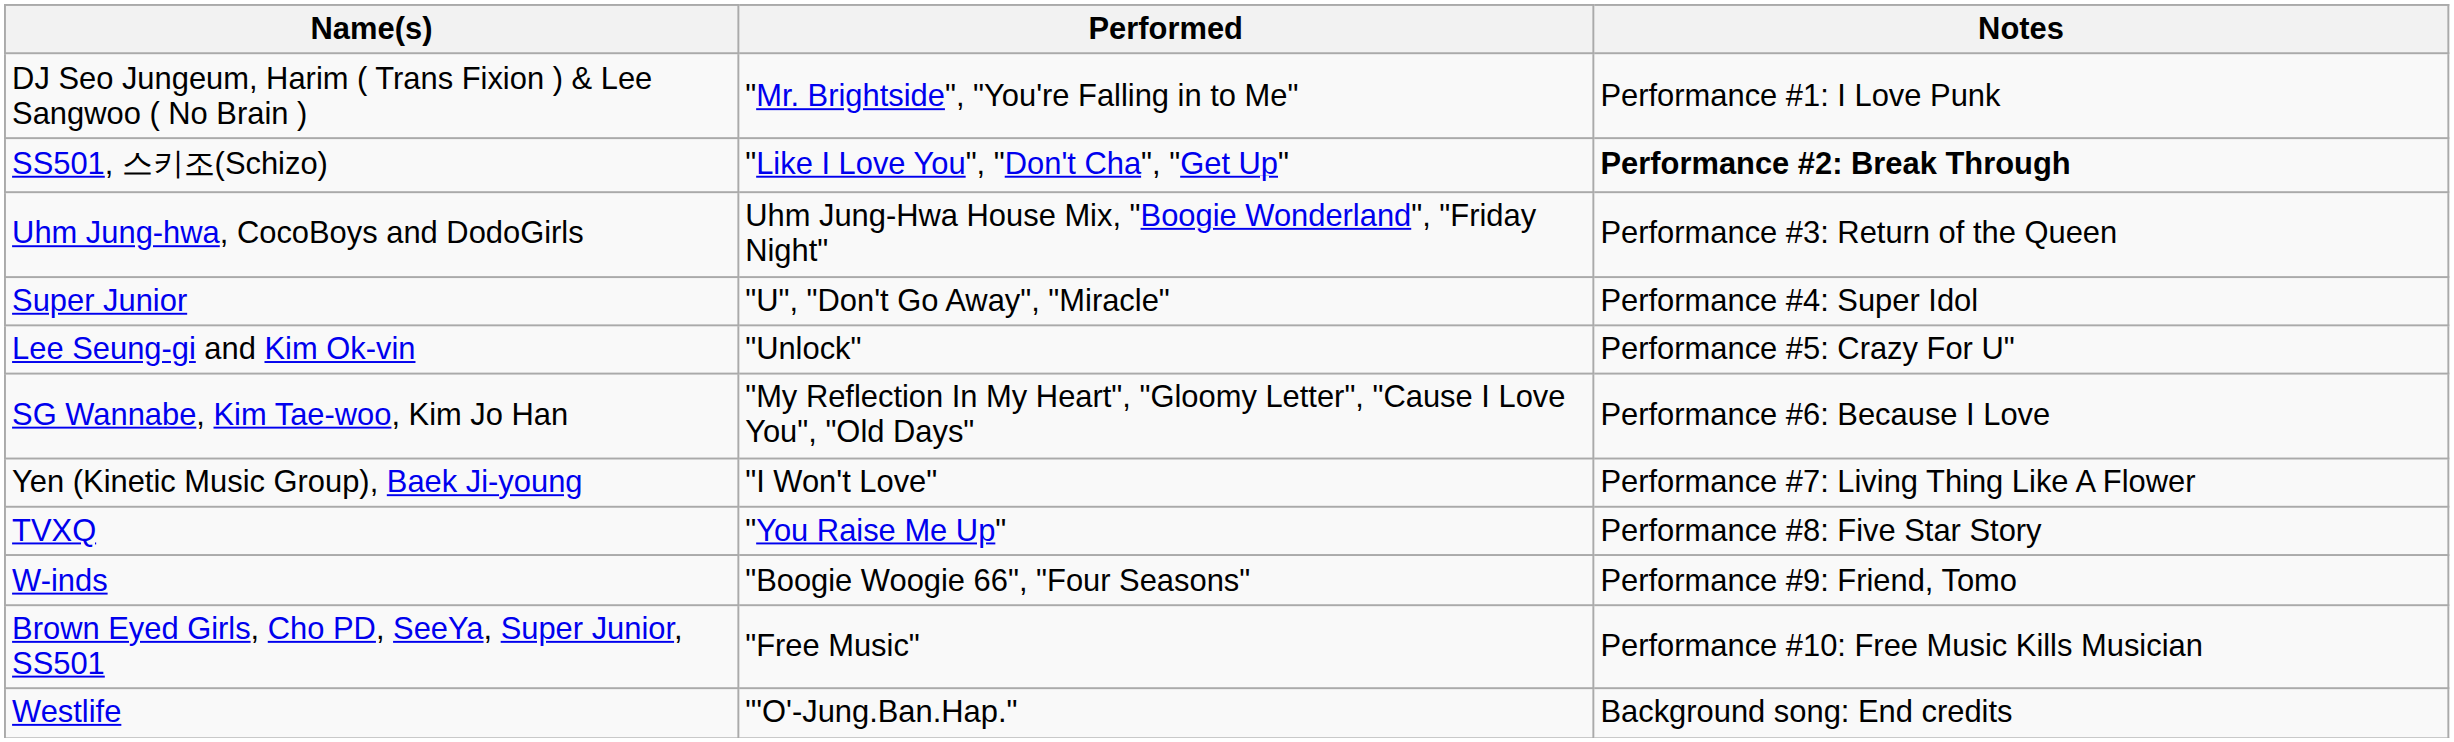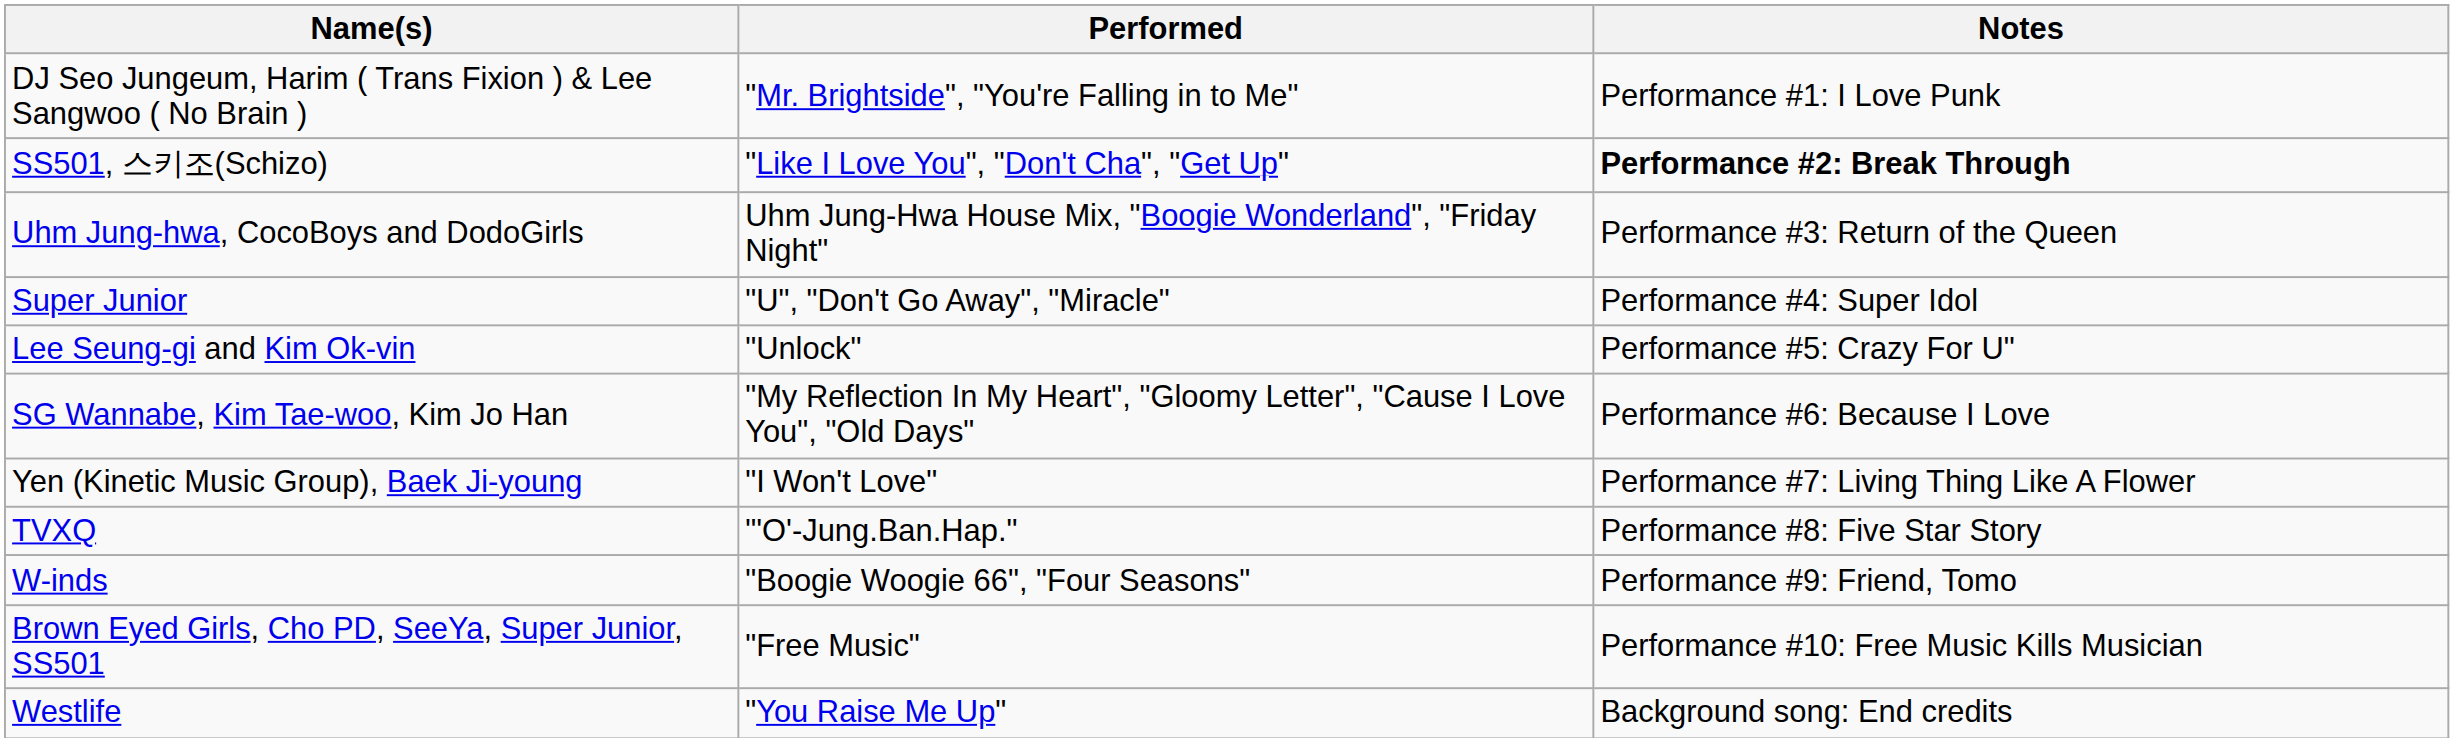(876, 530) "You Raise Me Up" -> (881, 530) "'O'-Jung.Ban.Hap."
(881, 712) "'O'-Jung.Ban.Hap." -> (876, 712) "You Raise Me Up"
